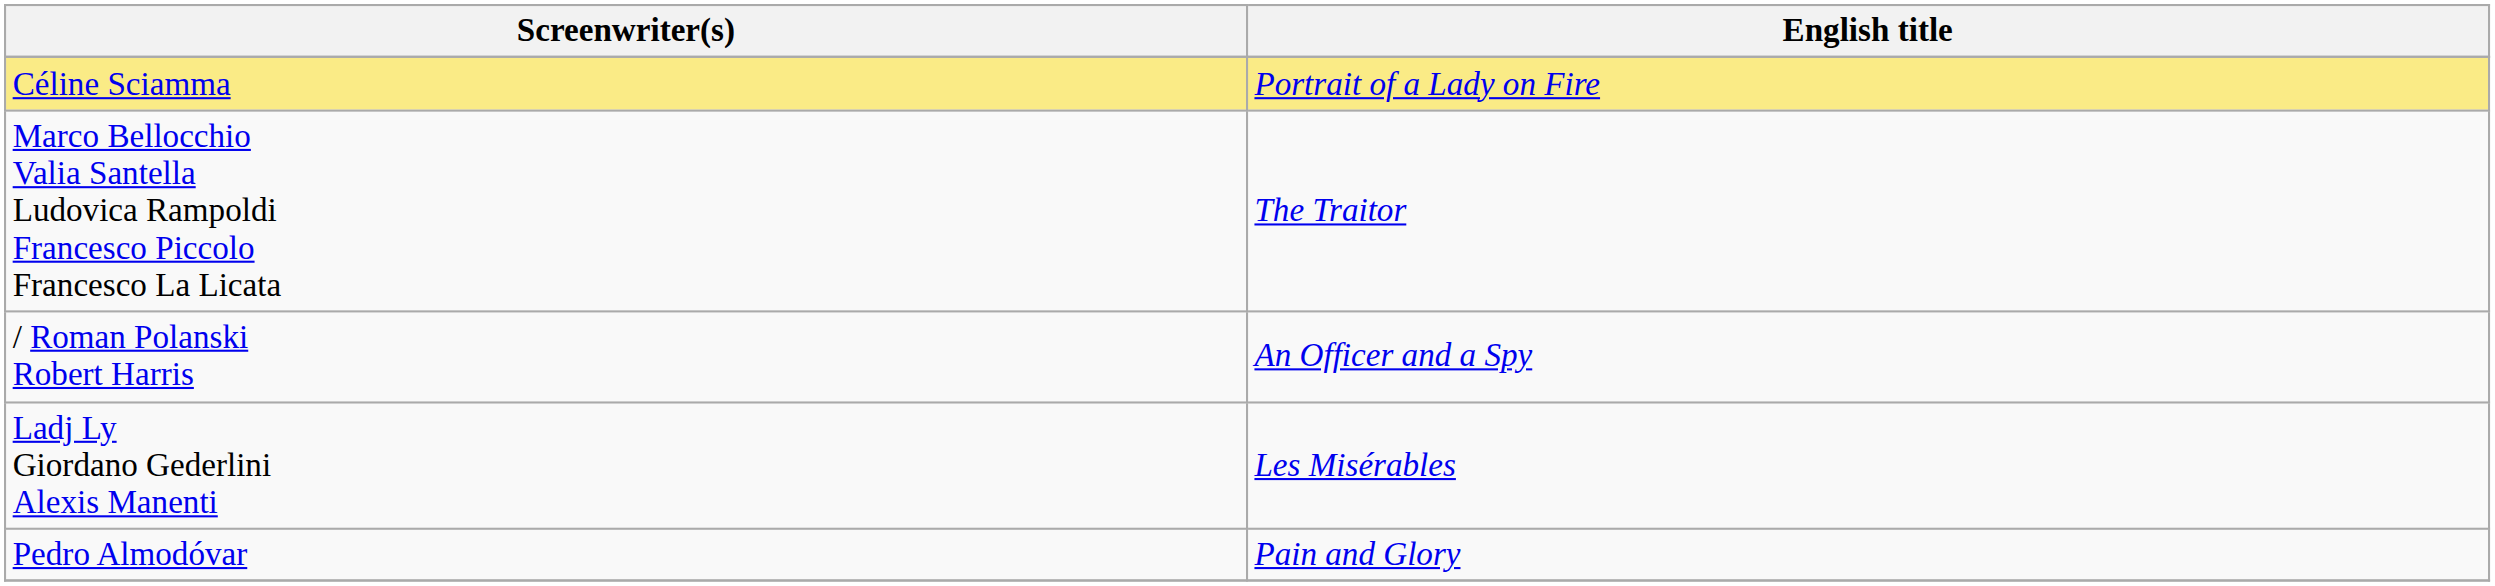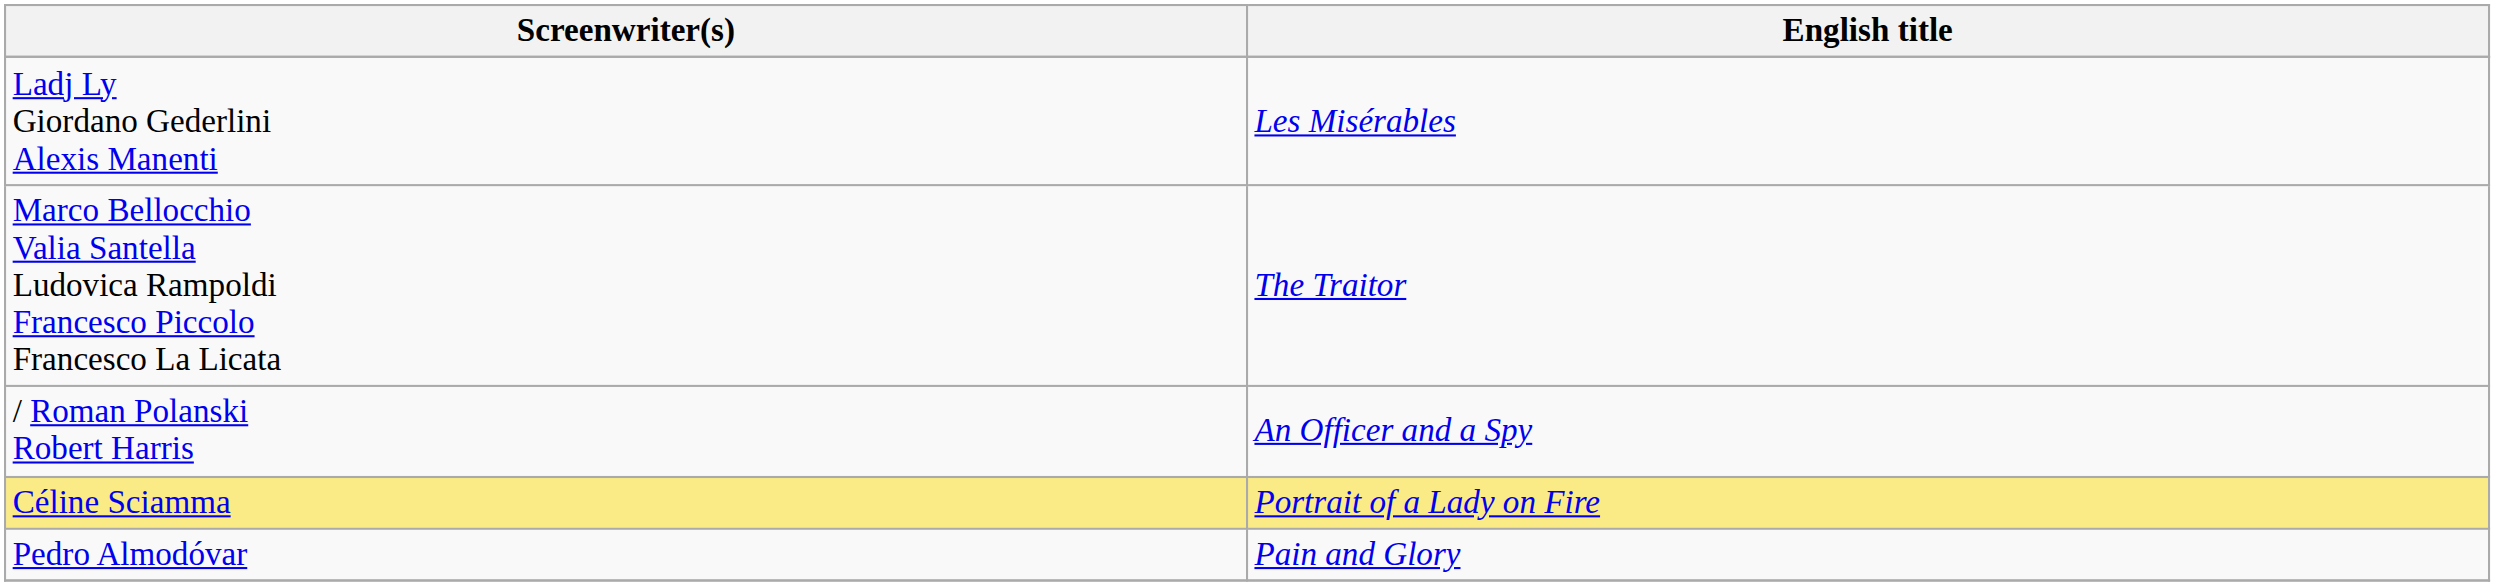rows swapped: (122, 83) <-> (142, 464)
